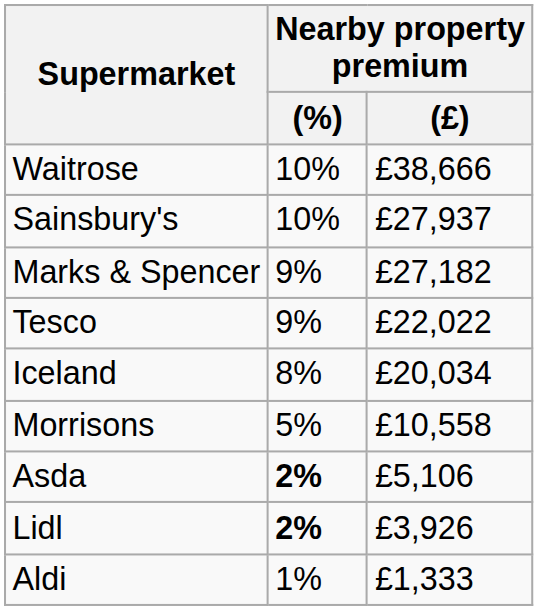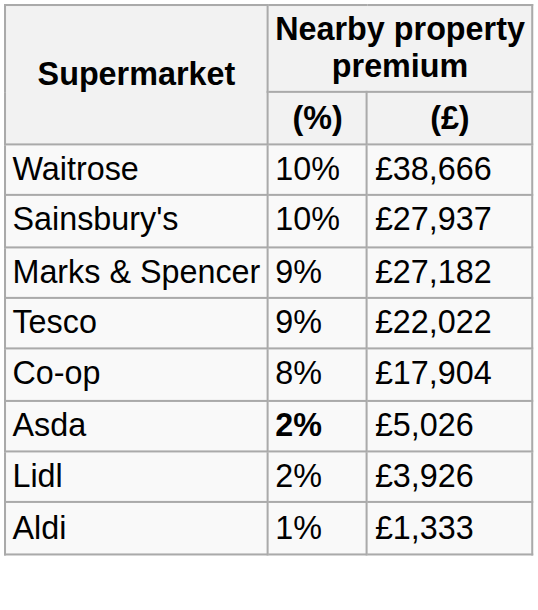- row: (65, 374)
+ row: (56, 374)
- row: (83, 425)
(424, 476) £5,106 -> (424, 425) £5,026
(299, 527) bold -> (299, 476) normal
